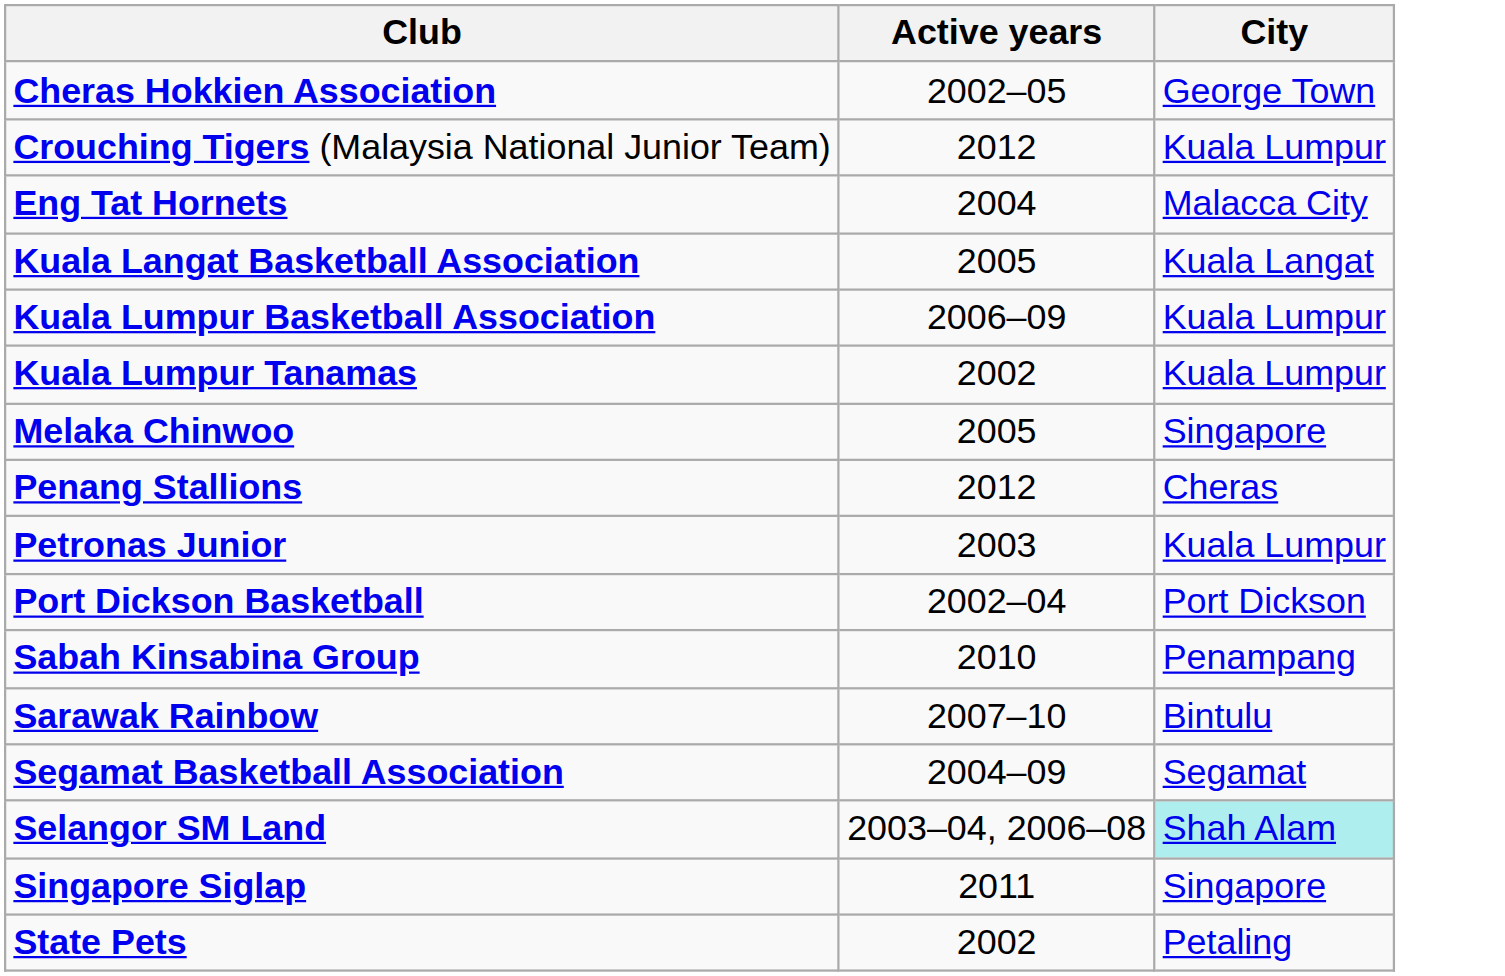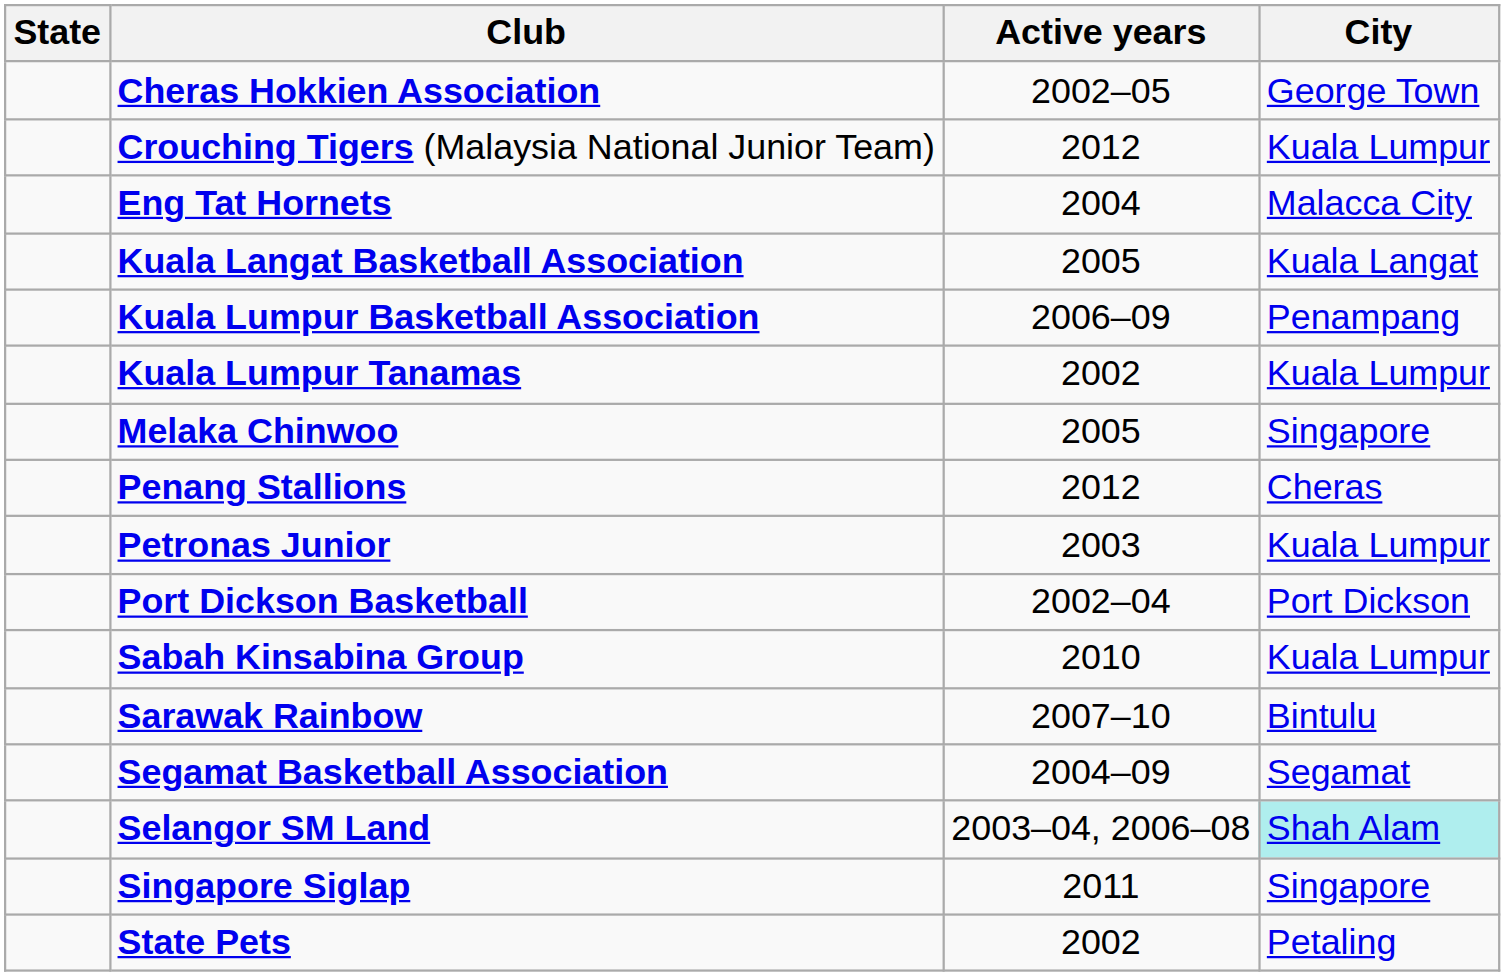+ column: (57, 32)
(1274, 317) Kuala Lumpur -> (1363, 317) Penampang
(1259, 658) Penampang -> (1378, 658) Kuala Lumpur
